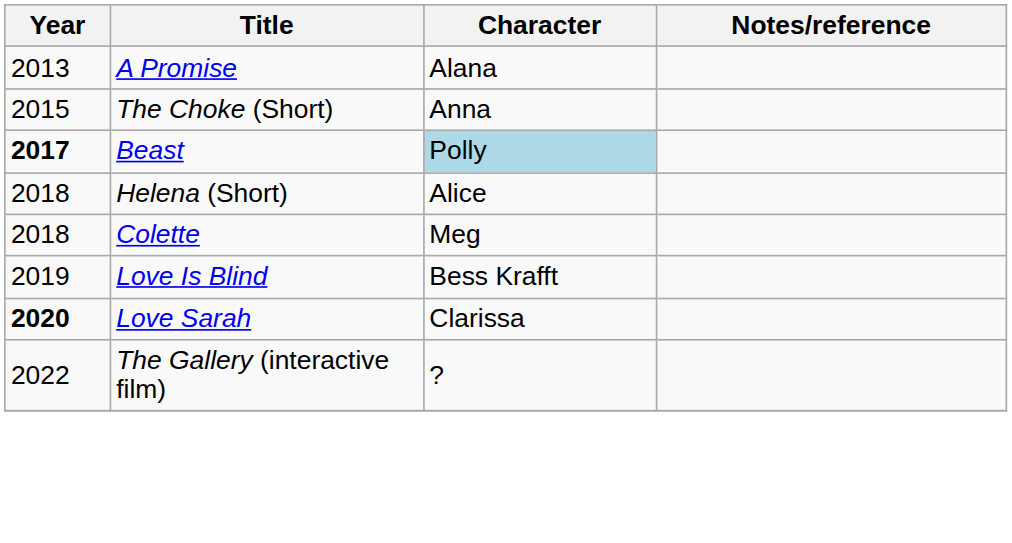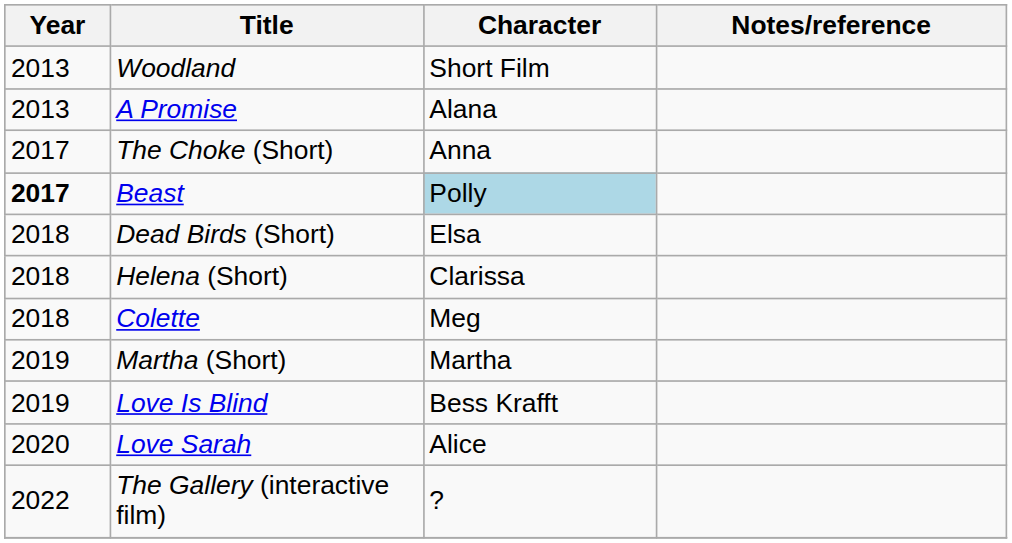+ row: (176, 67)
(40, 109) 2015 -> (40, 151) 2017
+ row: (226, 234)
(458, 192) Alice -> (477, 276) Clarissa
+ row: (201, 360)
(40, 318) bold -> (40, 444) normal
(477, 318) Clarissa -> (458, 444) Alice
